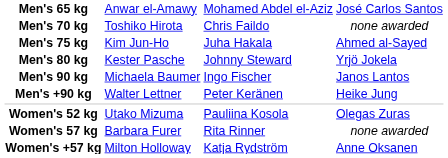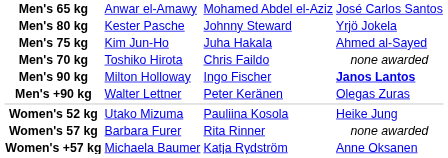rows swapped: (53, 26) <-> (53, 60)
(152, 77) Michaela Baumer -> (148, 77) Milton Holloway
(373, 77) normal -> (376, 77) bold
(367, 94) Heike Jung -> (373, 94) Olegas Zuras
(373, 114) Olegas Zuras -> (367, 114) Heike Jung
(148, 147) Milton Holloway -> (152, 147) Michaela Baumer
